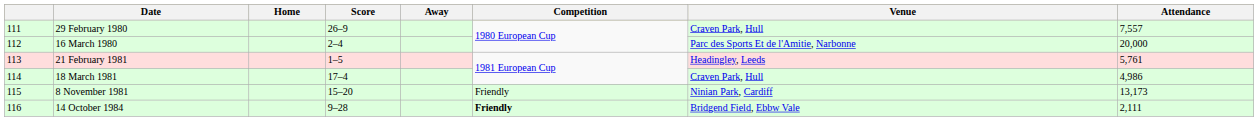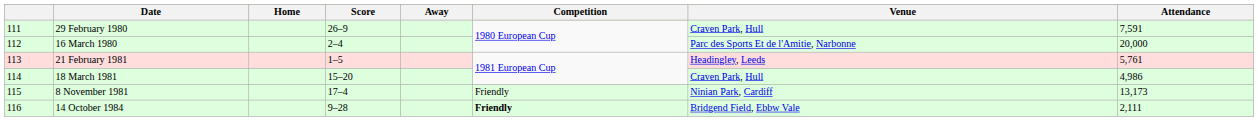(1131, 28) 7,557 -> (1131, 28) 7,591
(338, 76) 17–4 -> (340, 76) 15–20
(340, 92) 15–20 -> (338, 92) 17–4
